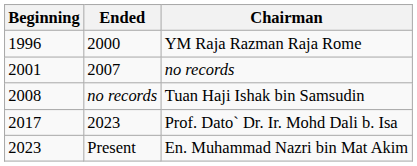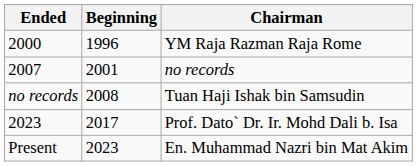columns swapped: (44, 17) <-> (122, 17)
